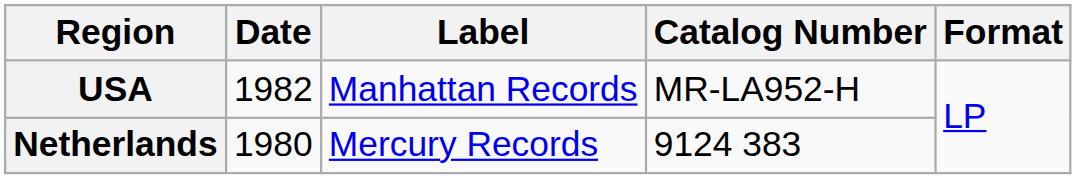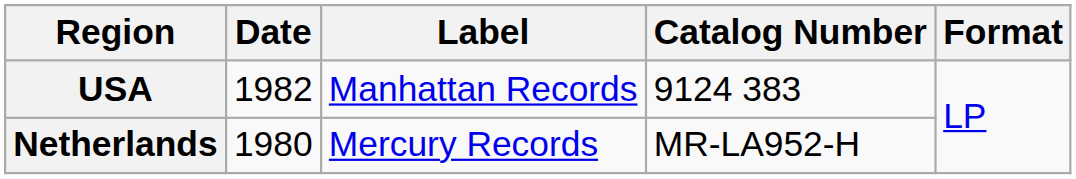(757, 88) MR-LA952-H -> (728, 88) 9124 383
(728, 144) 9124 383 -> (757, 144) MR-LA952-H
